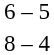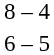rows swapped: (27, 43) <-> (27, 11)
